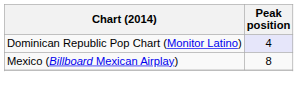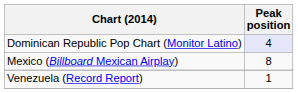+ row: (75, 79)
